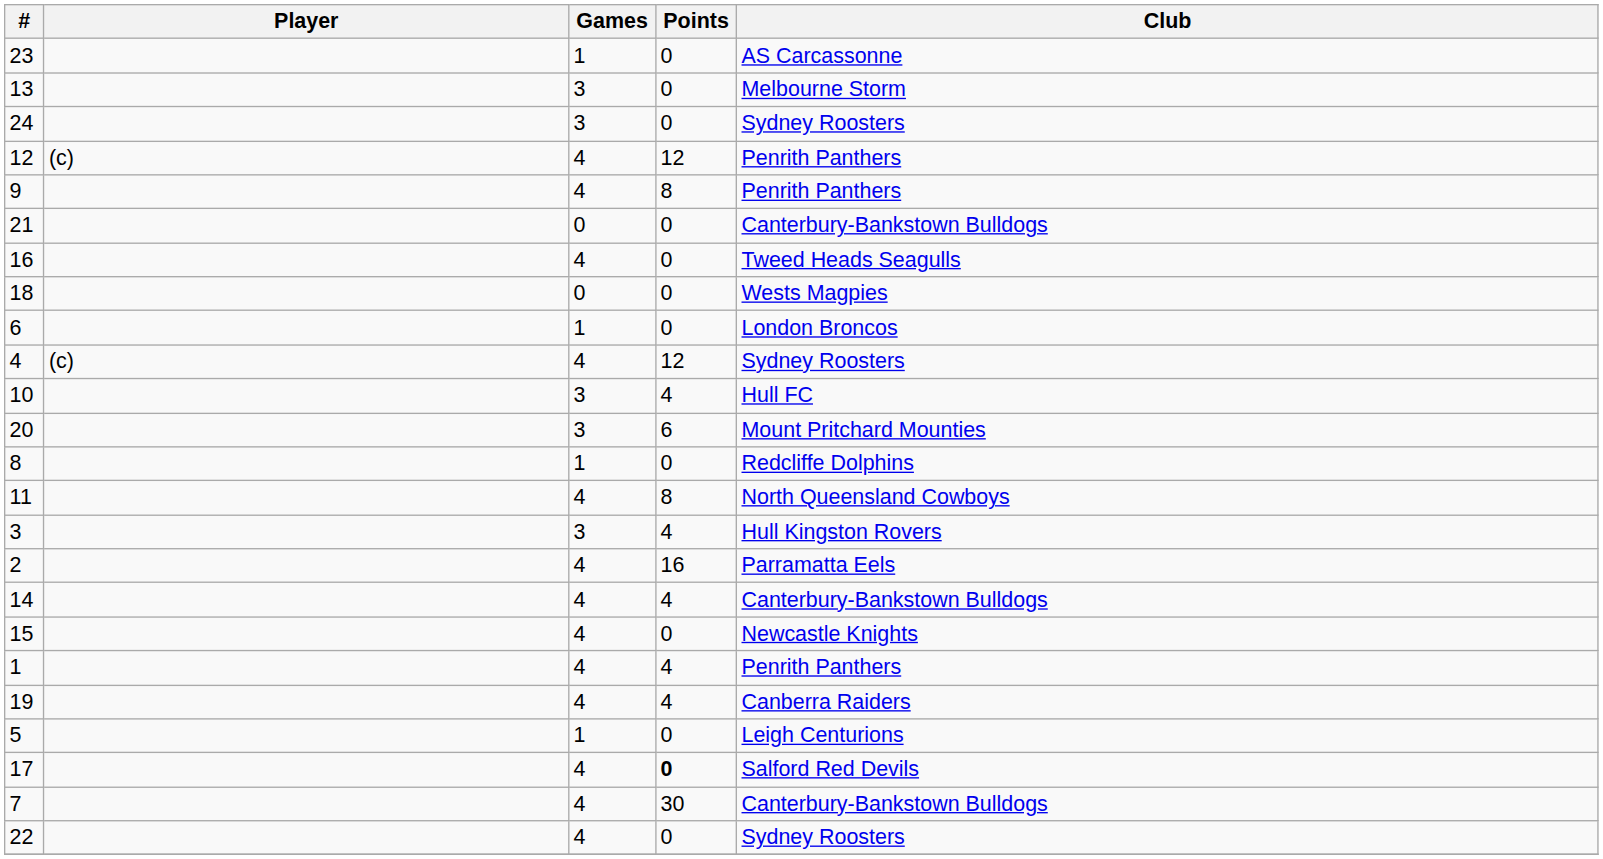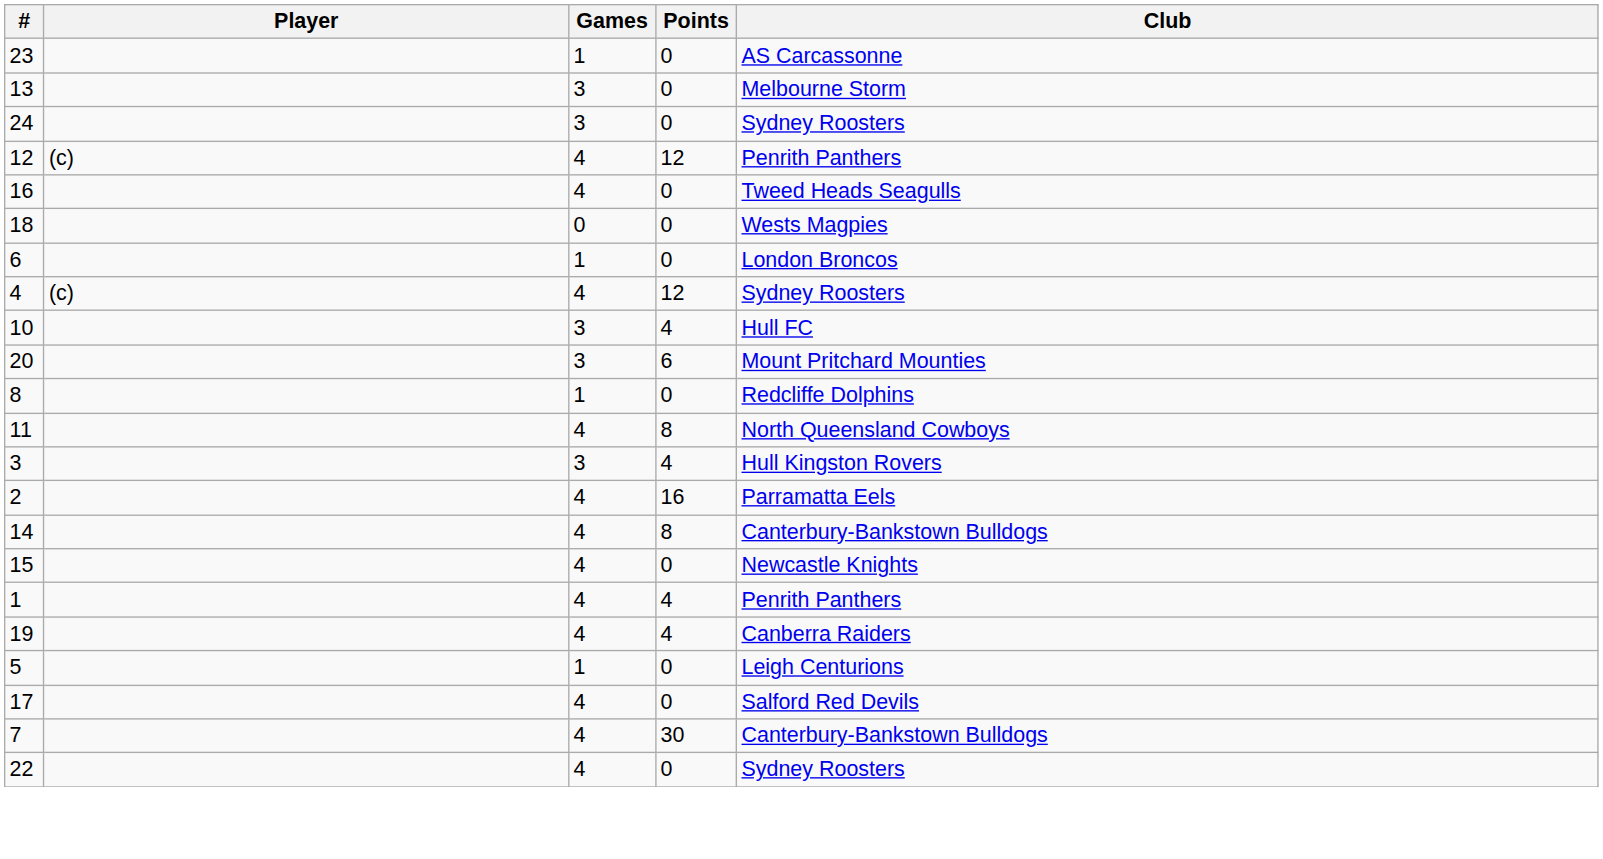- row: (16, 191)
- row: (22, 225)
(666, 599) 4 -> (666, 531) 8
(666, 769) bold -> (666, 701) normal
